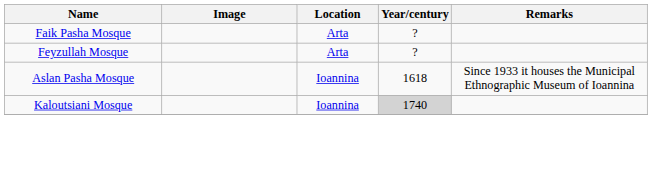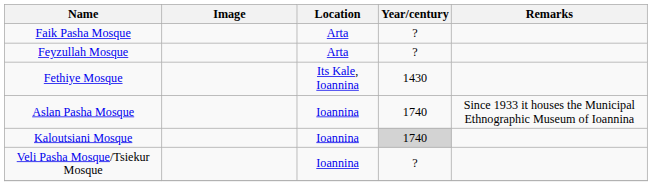+ row: (83, 78)
(415, 78) 1618 -> (415, 111) 1740
+ row: (83, 164)
